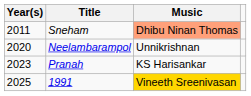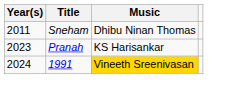(187, 30) lightsalmon background -> (145, 30) no background
- row: (90, 47)
(19, 82) 2025 -> (19, 64) 2024
